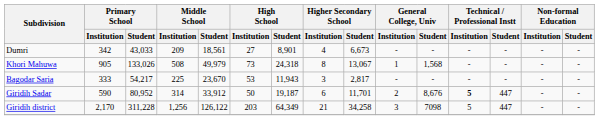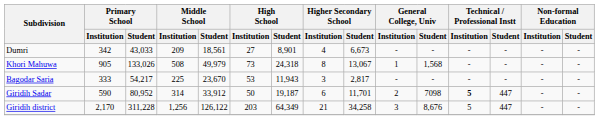(433, 93) 8,676 -> (433, 93) 7098
(433, 108) 7098 -> (433, 108) 8,676
